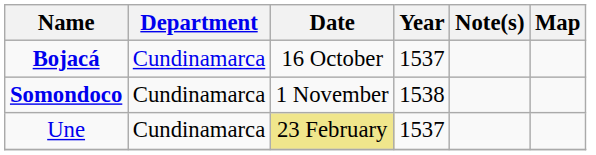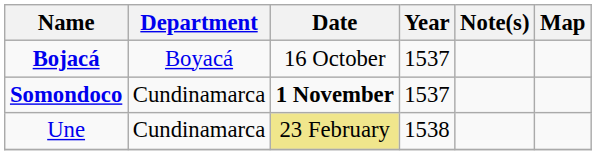(199, 58) Cundinamarca -> (199, 58) Boyacá
(332, 94) normal -> (335, 94) bold
(422, 94) 1538 -> (427, 94) 1537
(422, 130) 1537 -> (427, 130) 1538
